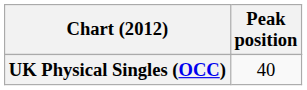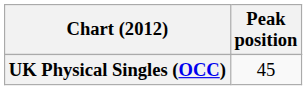(266, 69) 40 -> (266, 69) 45
